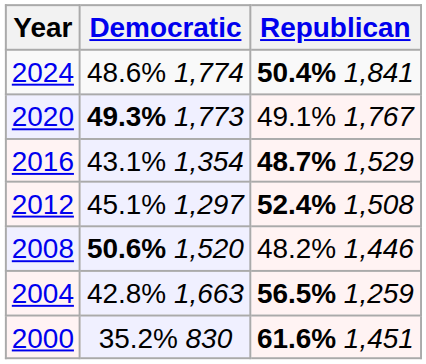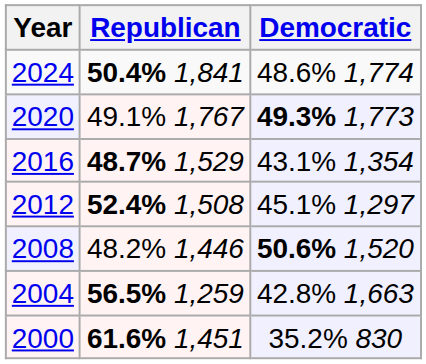columns swapped: (335, 28) <-> (165, 28)
